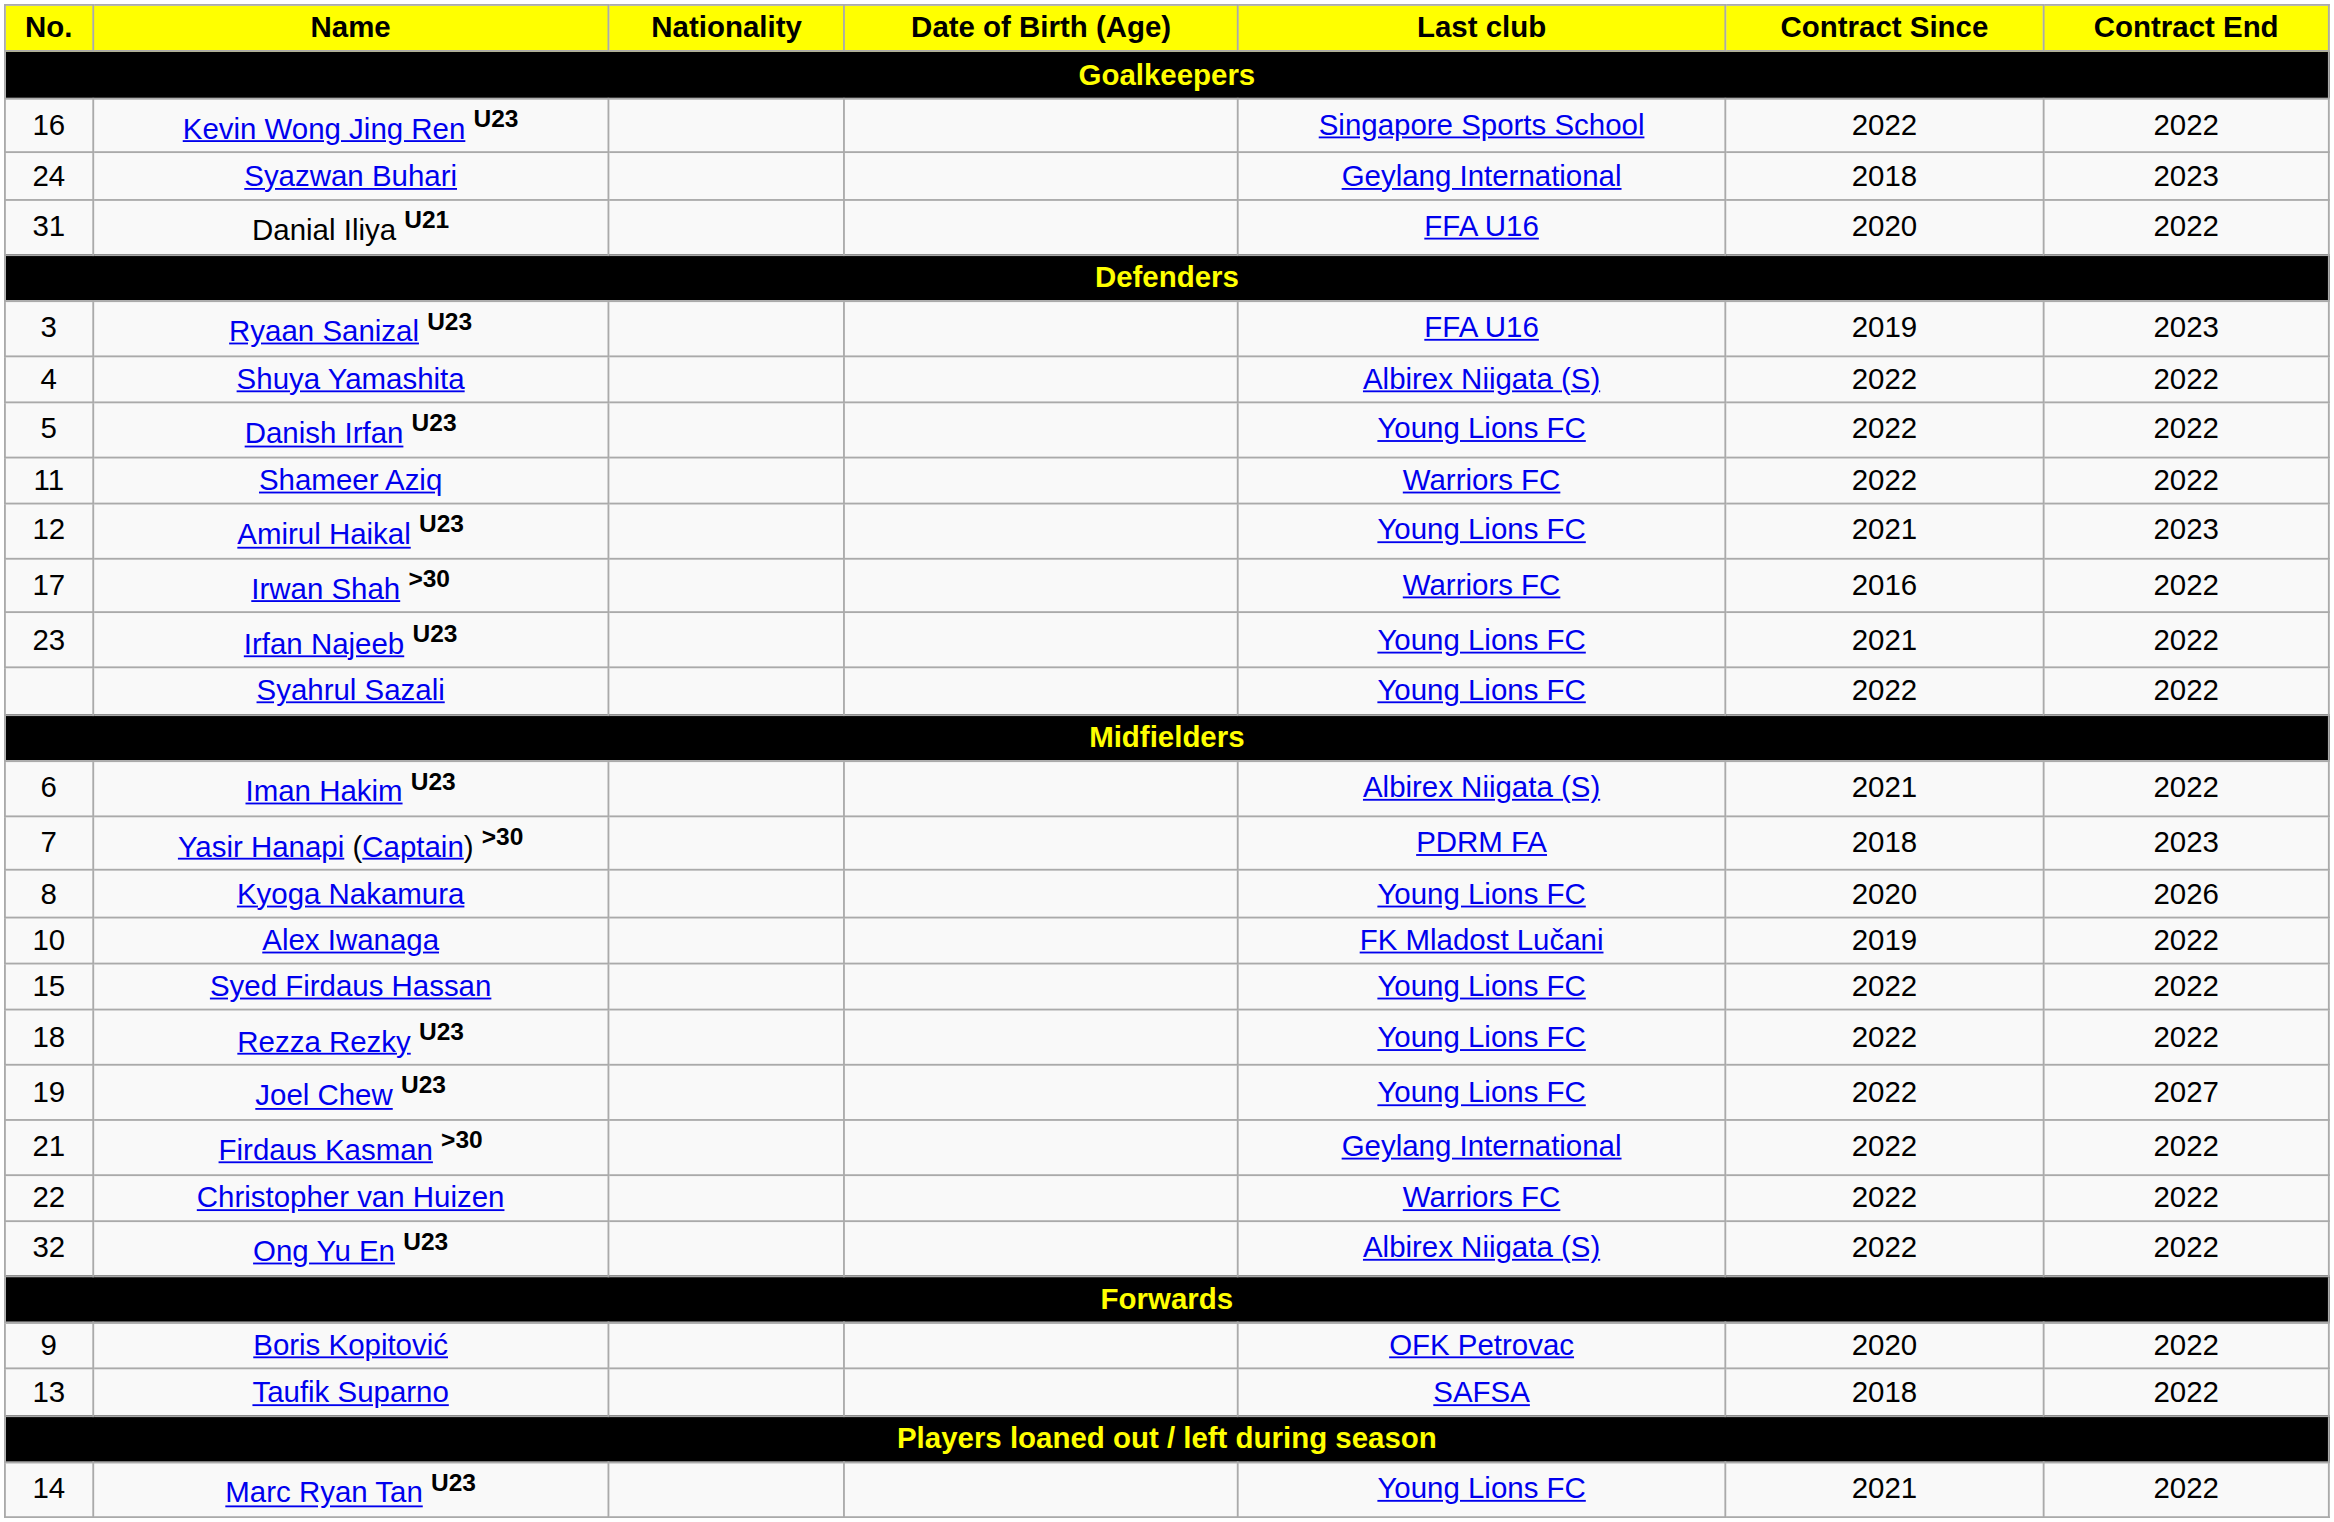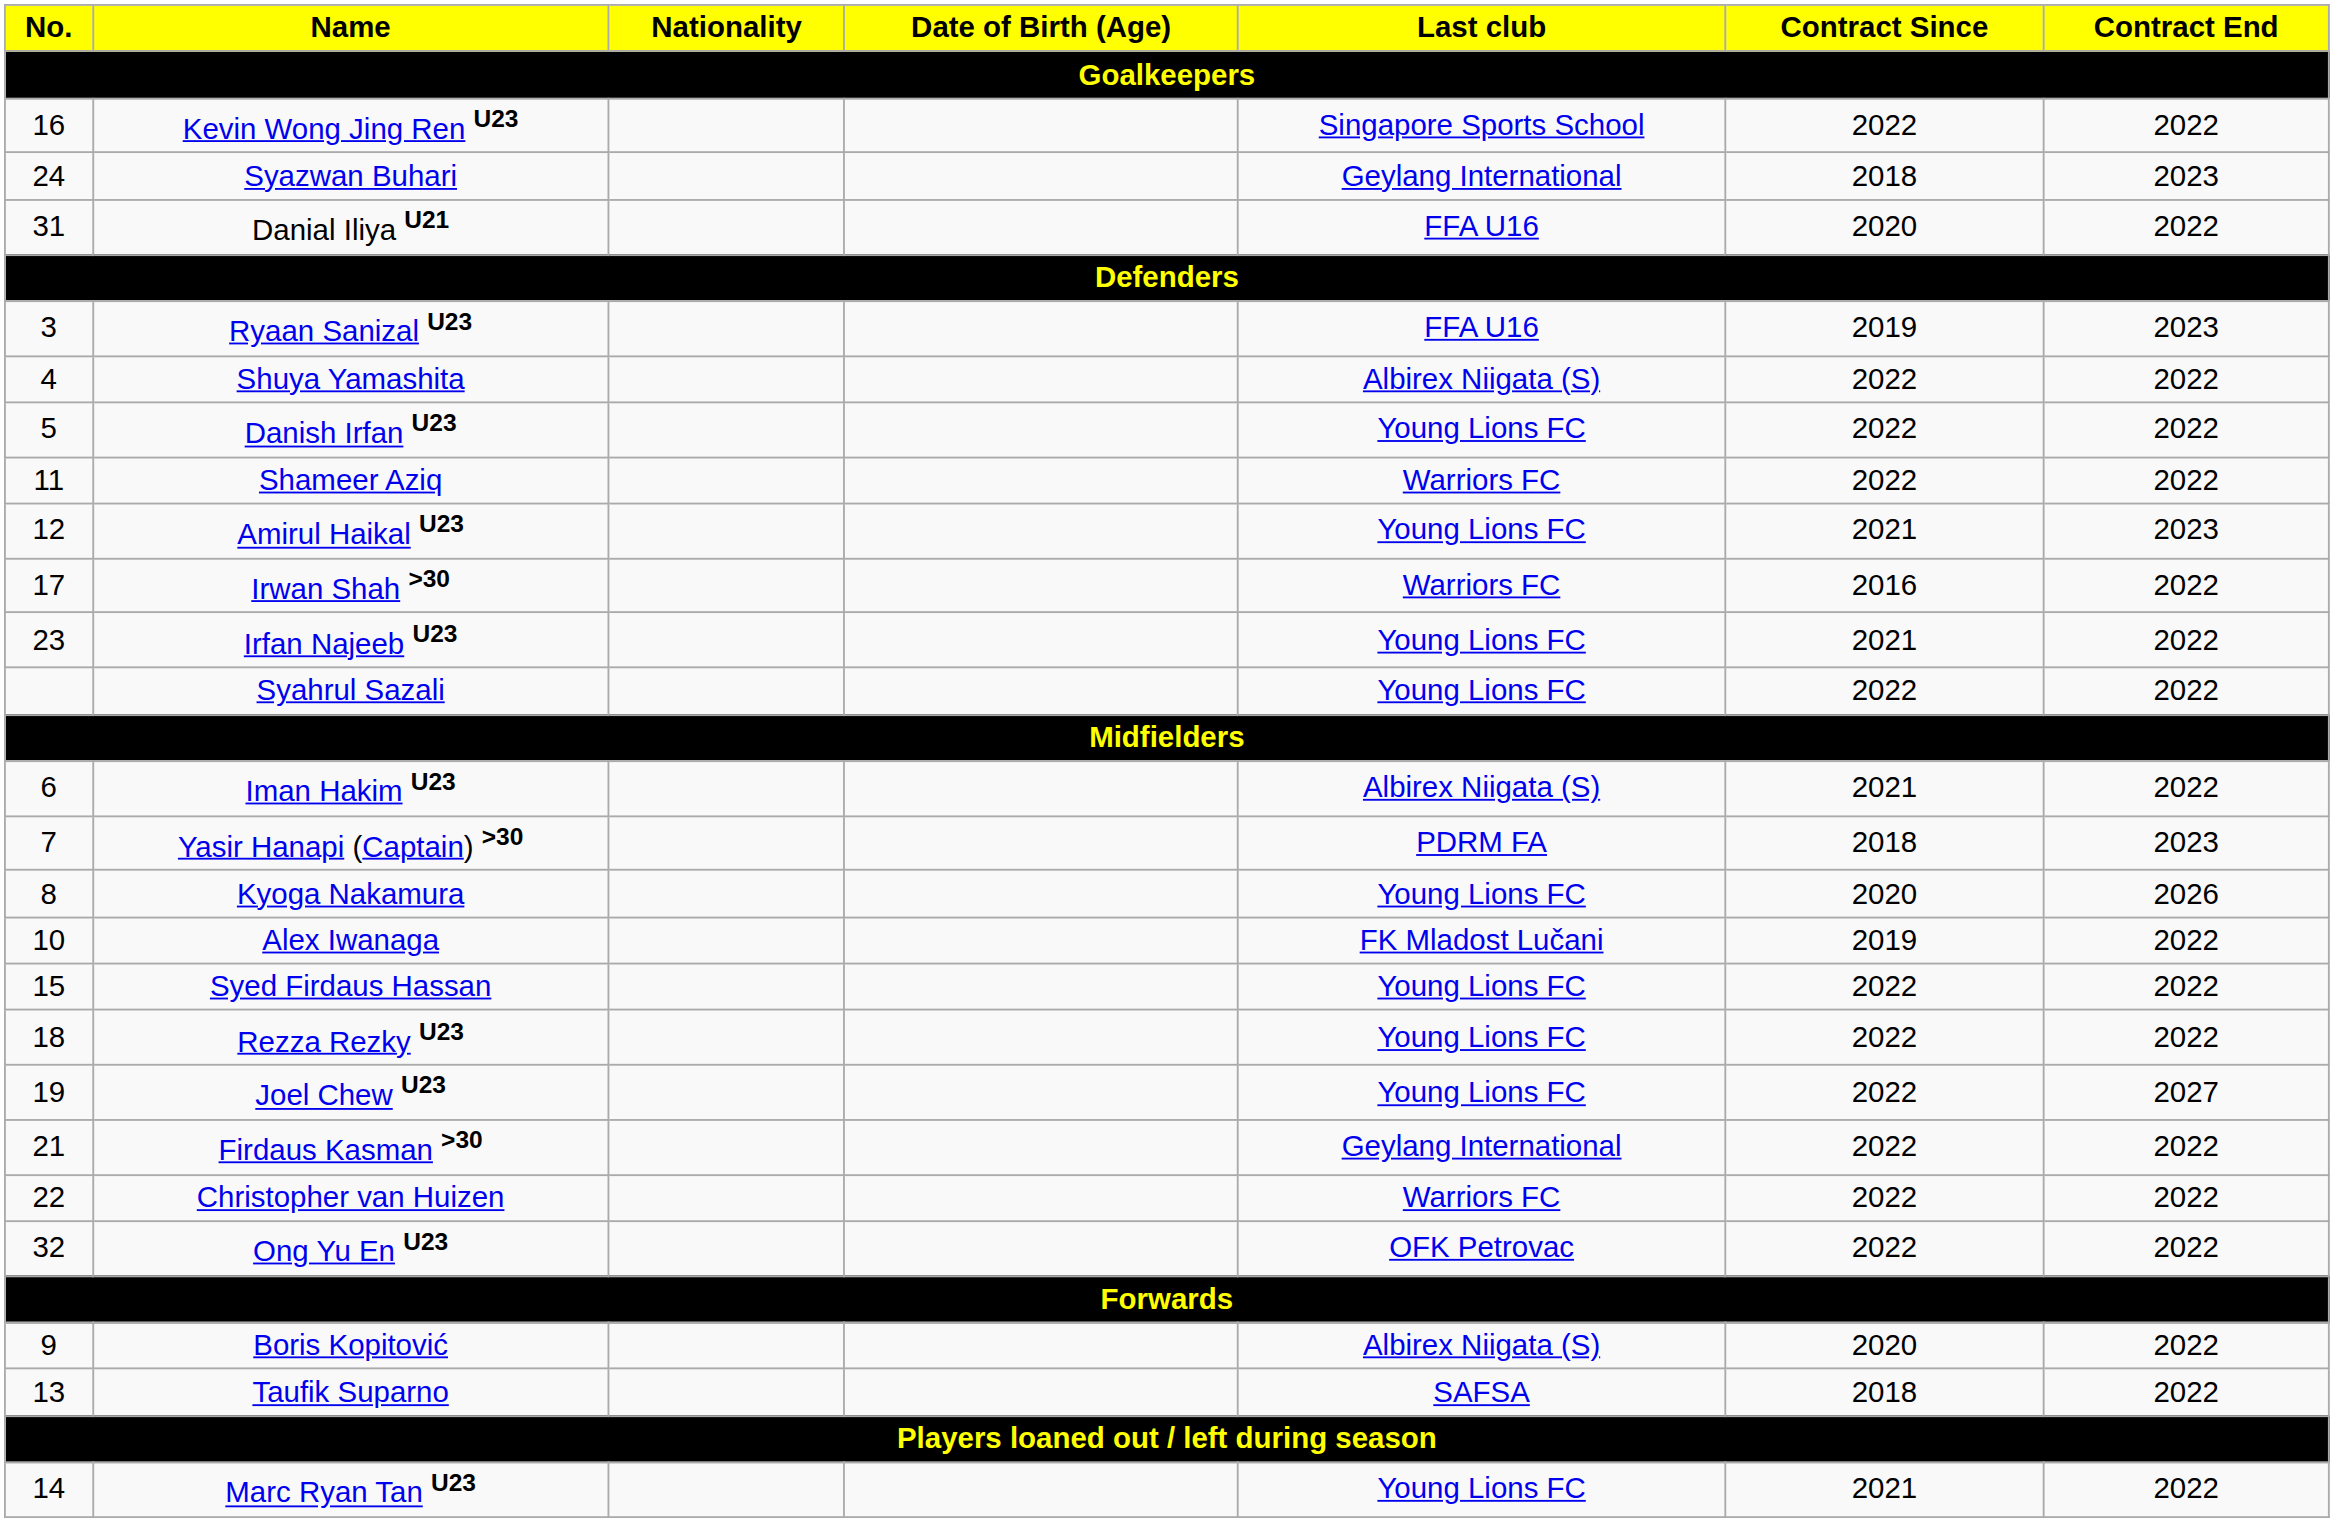(1482, 1247) Albirex Niigata (S) -> (1482, 1247) OFK Petrovac
(1482, 1345) OFK Petrovac -> (1482, 1345) Albirex Niigata (S)
